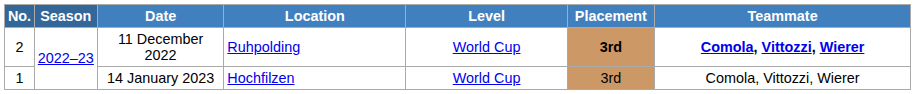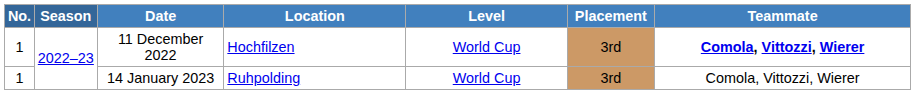(19, 47) 2 -> (19, 47) 1
(264, 47) Ruhpolding -> (261, 47) Hochfilzen
(611, 47) bold -> (611, 47) normal
(261, 78) Hochfilzen -> (264, 78) Ruhpolding
